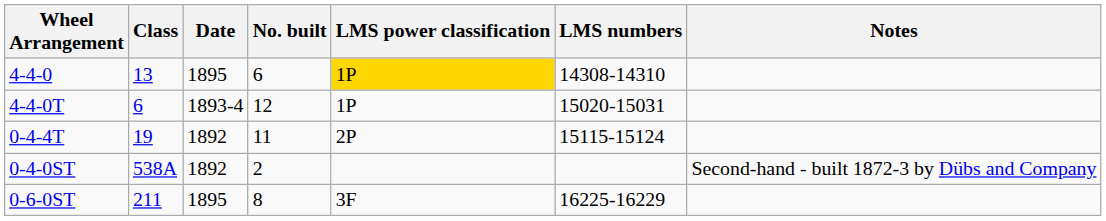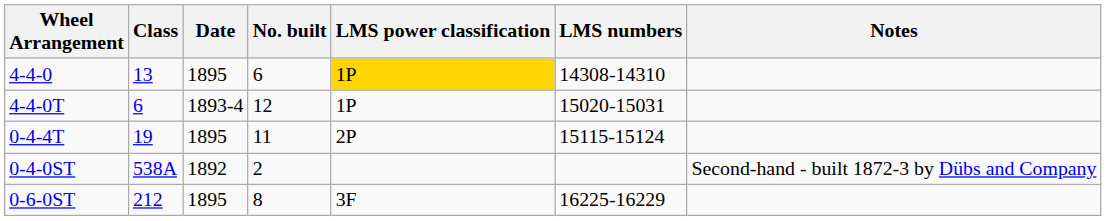(207, 136) 1892 -> (207, 136) 1895
(147, 199) 211 -> (148, 199) 212
